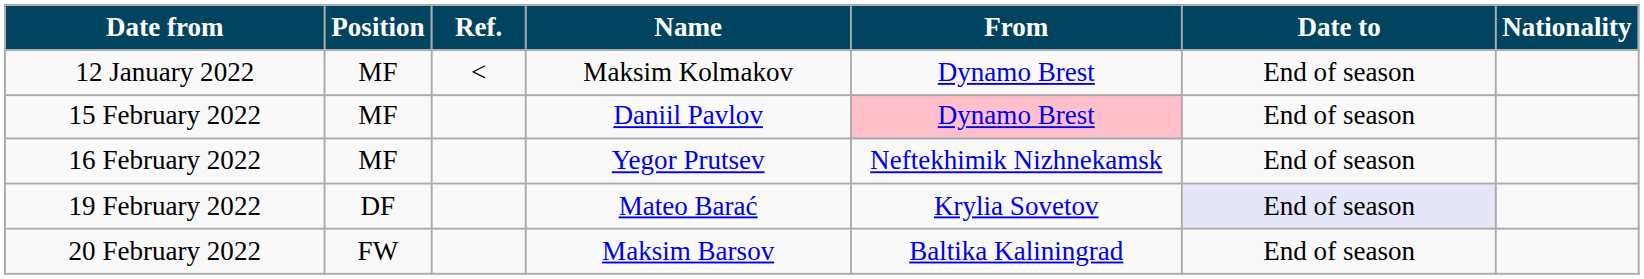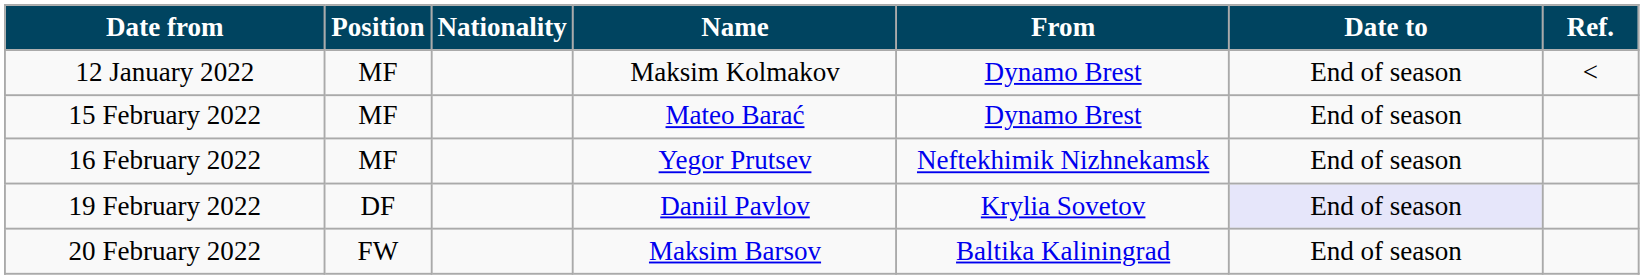columns swapped: (1567, 27) <-> (479, 27)
(688, 116) Daniil Pavlov -> (735, 116) Mateo Barać
(1016, 116) pink background -> (1063, 116) no background
(688, 205) Mateo Barać -> (735, 205) Daniil Pavlov
